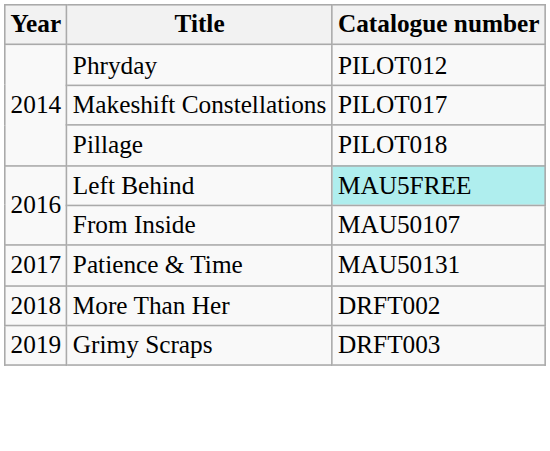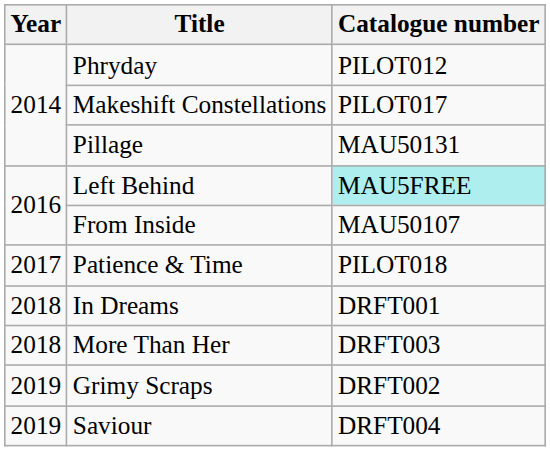(393, 144) PILOT018 -> (399, 144) MAU50131
(399, 265) MAU50131 -> (393, 265) PILOT018
+ row: (126, 305)
(389, 305) DRFT002 -> (389, 345) DRFT003
(389, 345) DRFT003 -> (389, 385) DRFT002
+ row: (112, 425)
